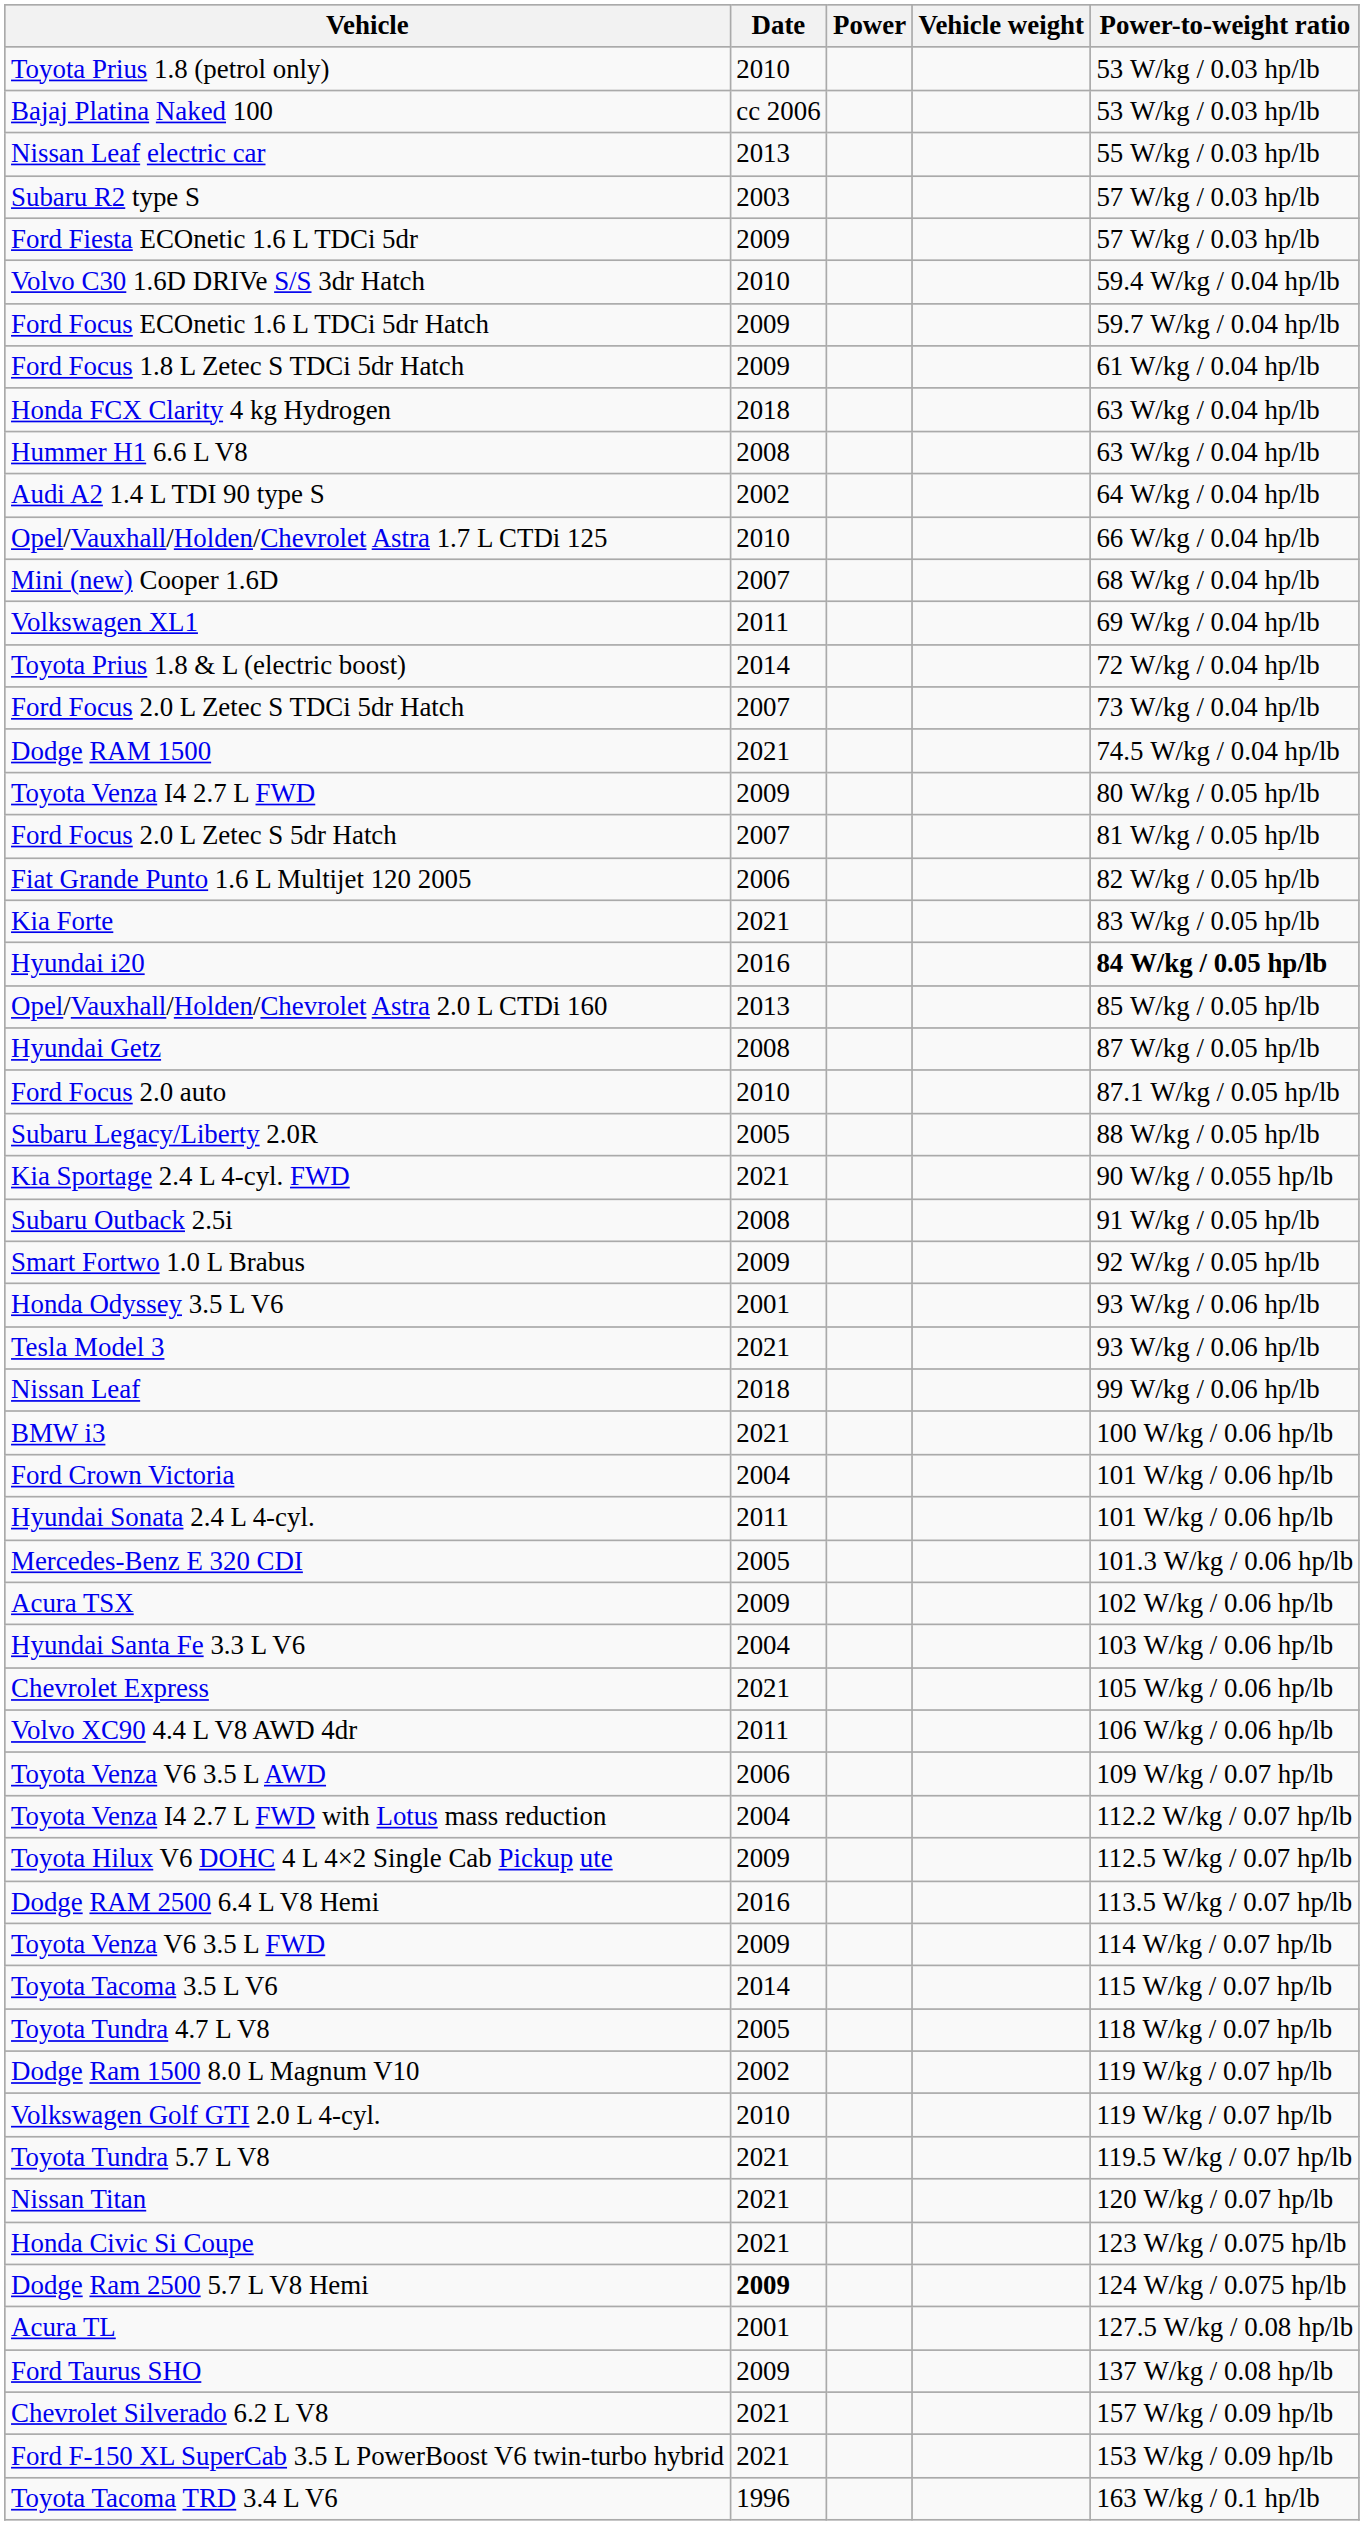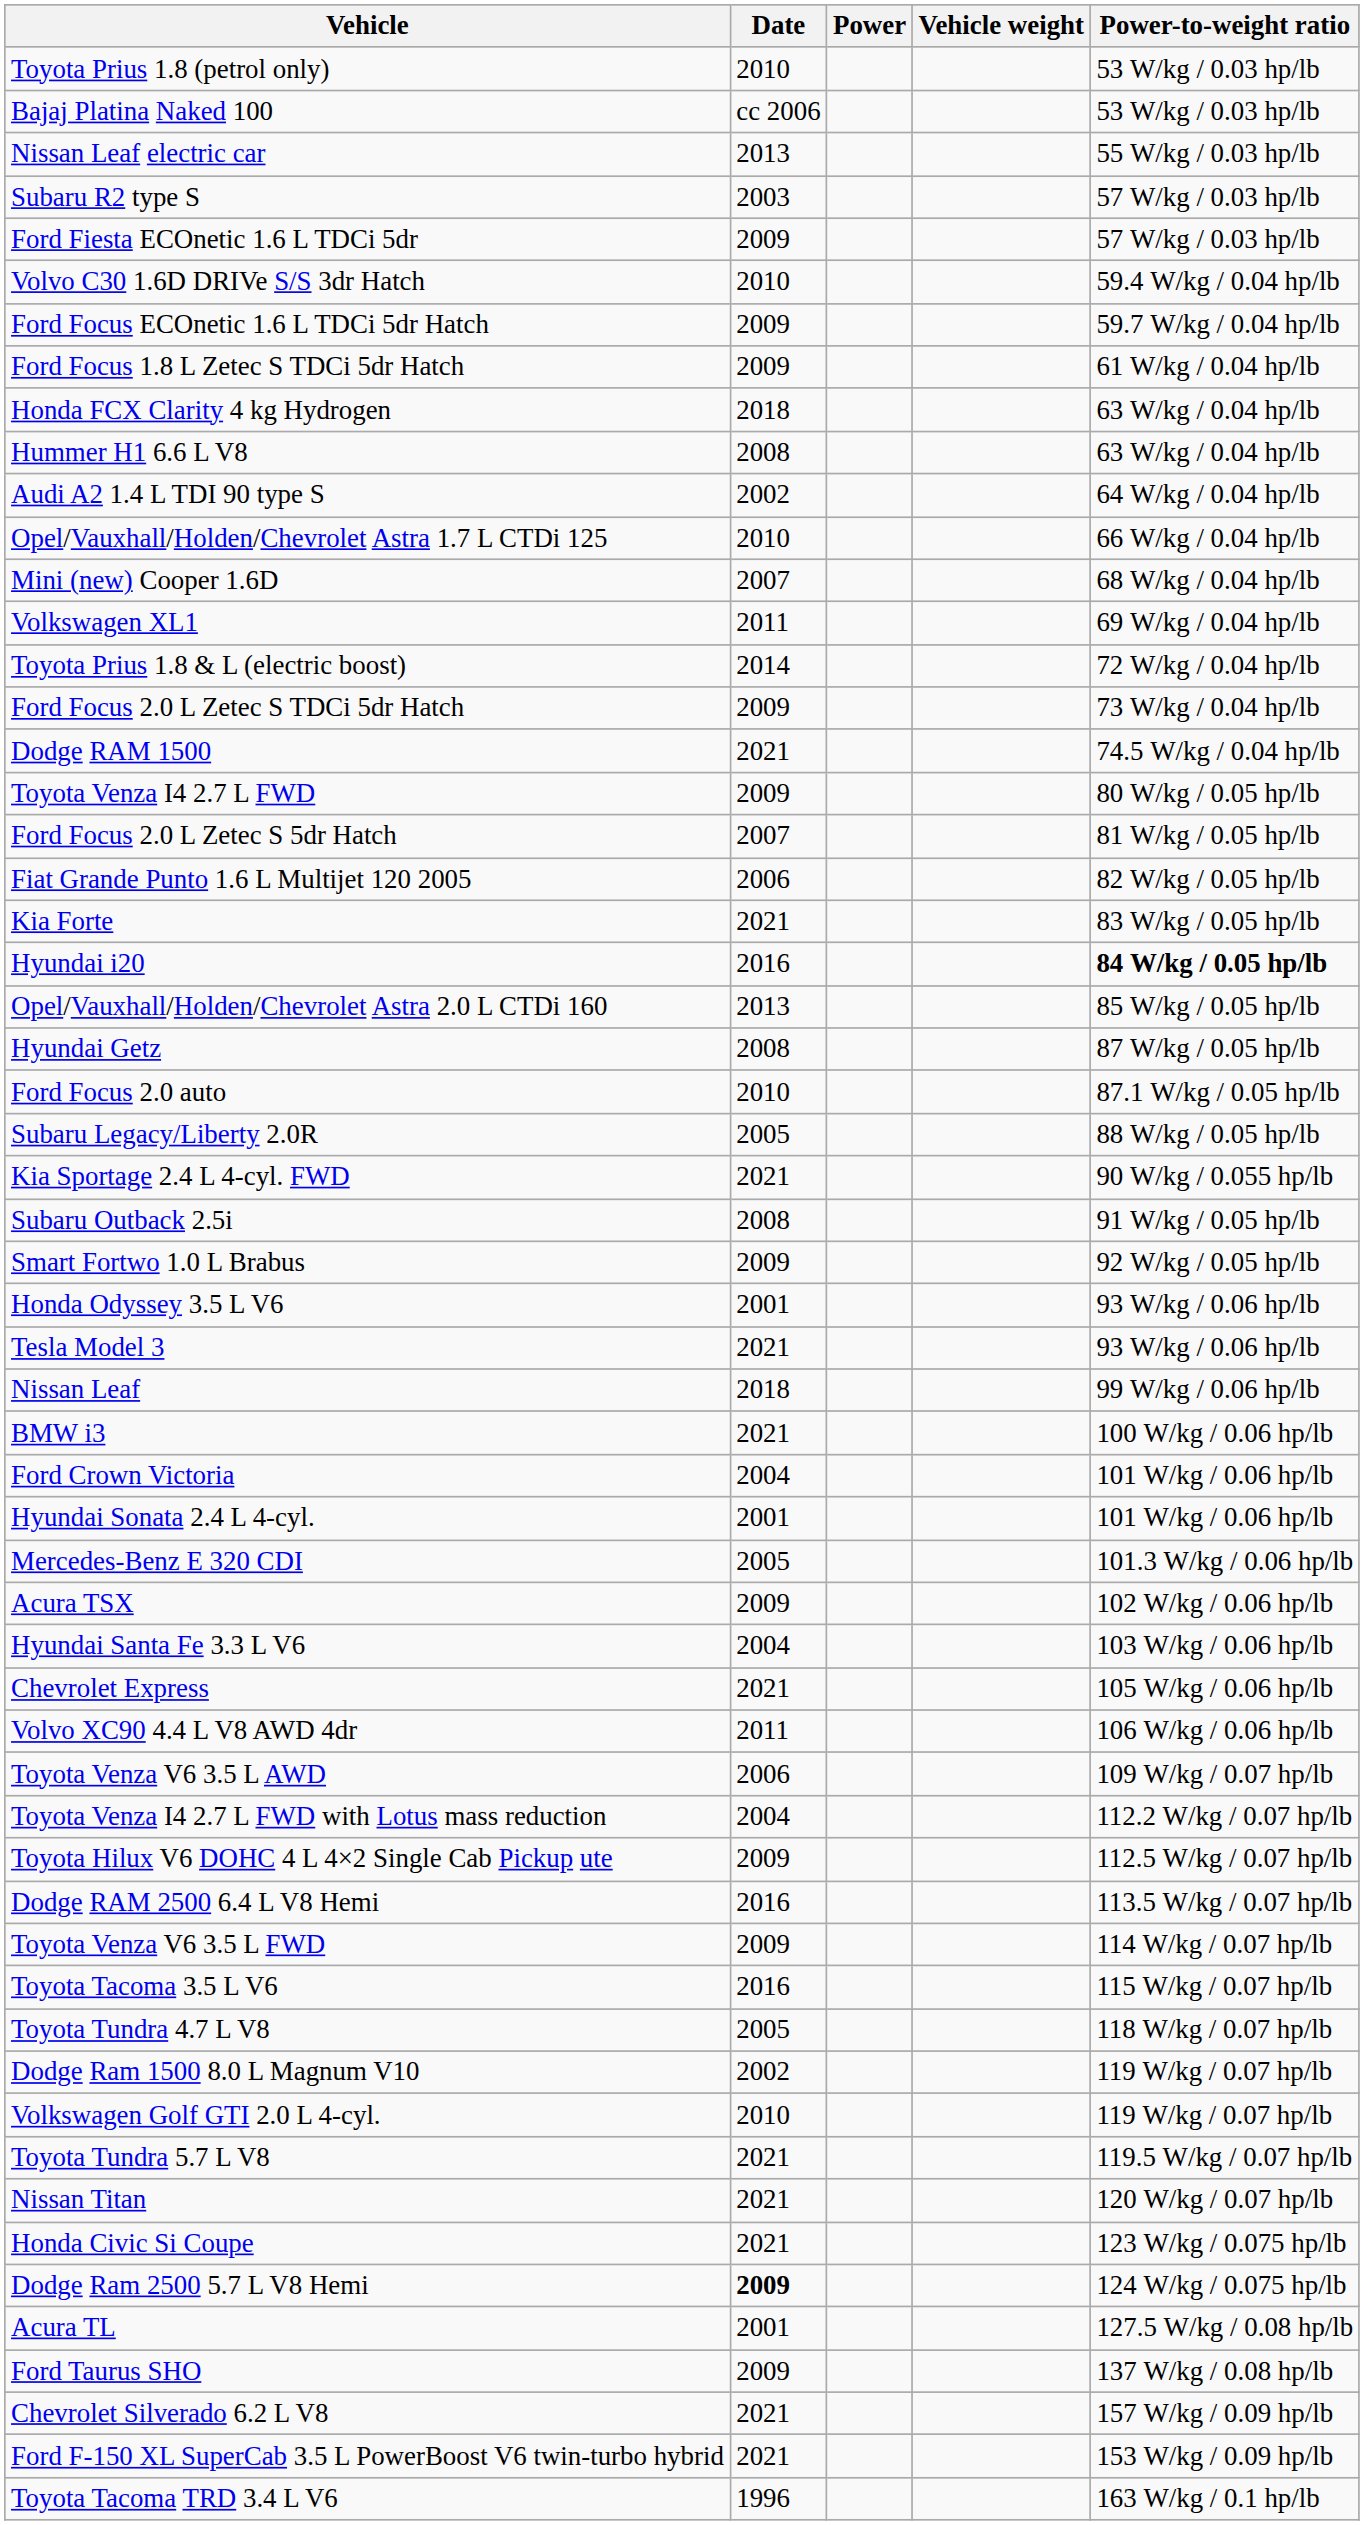(763, 707) 2007 -> (763, 707) 2009
(763, 1517) 2011 -> (763, 1517) 2001
(763, 1986) 2014 -> (763, 1986) 2016
